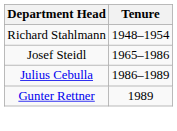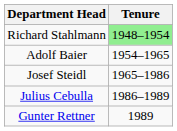(141, 34) no background -> (141, 34) lightgreen background
+ row: (57, 55)
